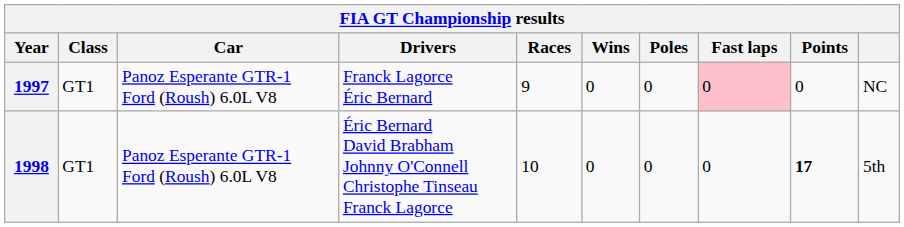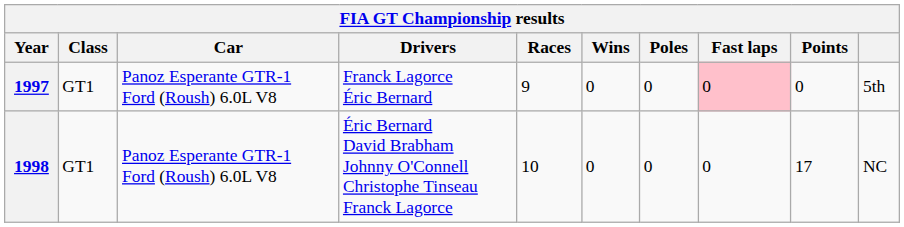(875, 86) NC -> (874, 86) 5th
(804, 166) bold -> (804, 166) normal
(874, 166) 5th -> (875, 166) NC
